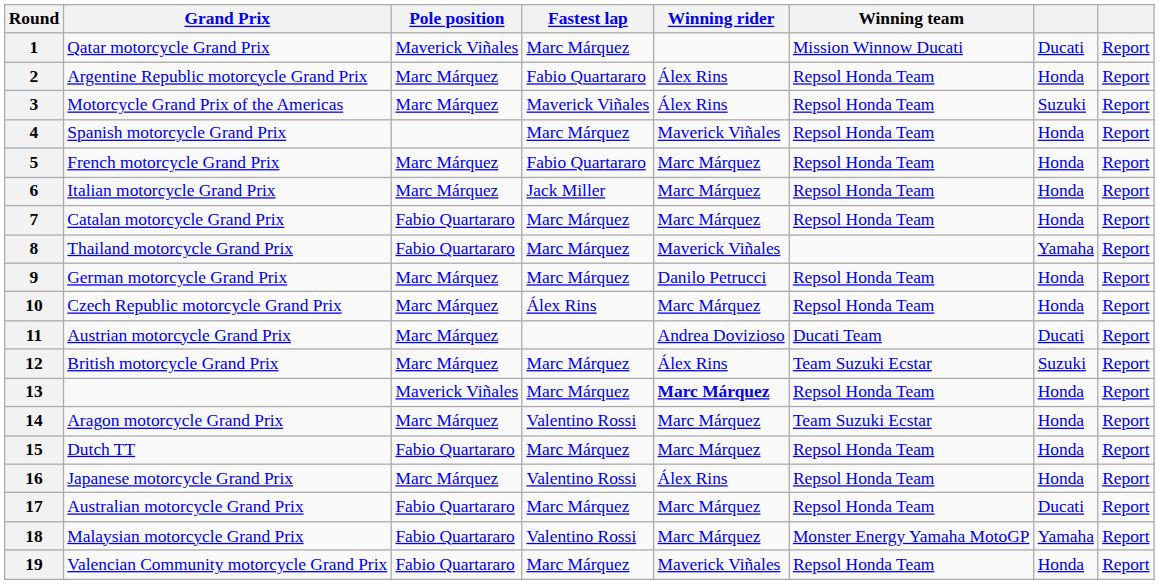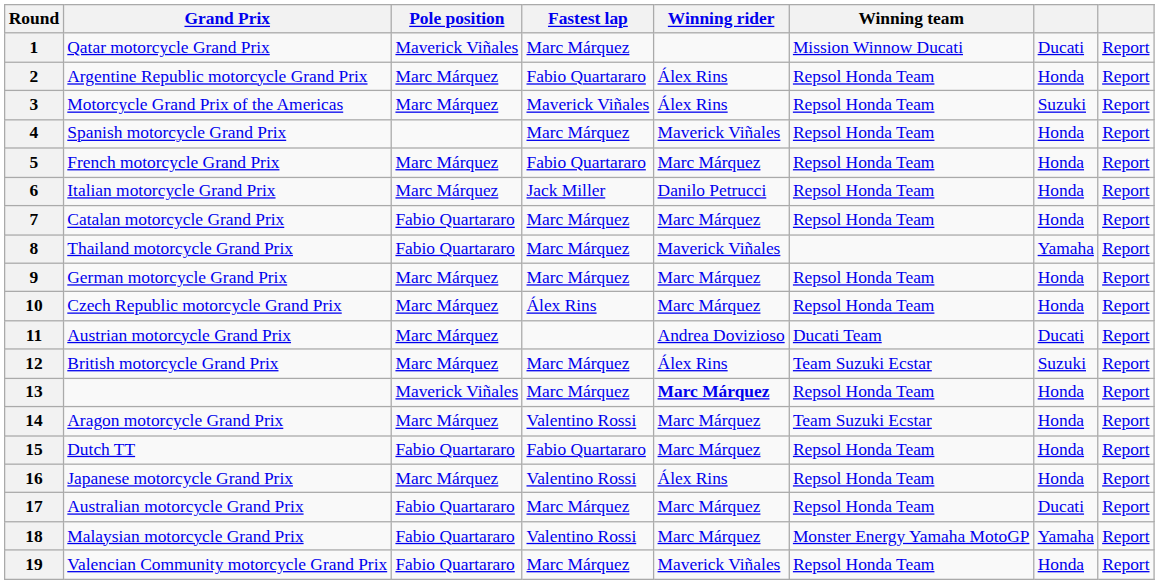(709, 190) Marc Márquez -> (712, 190) Danilo Petrucci
(712, 276) Danilo Petrucci -> (709, 276) Marc Márquez
(578, 449) Marc Márquez -> (586, 449) Fabio Quartararo
